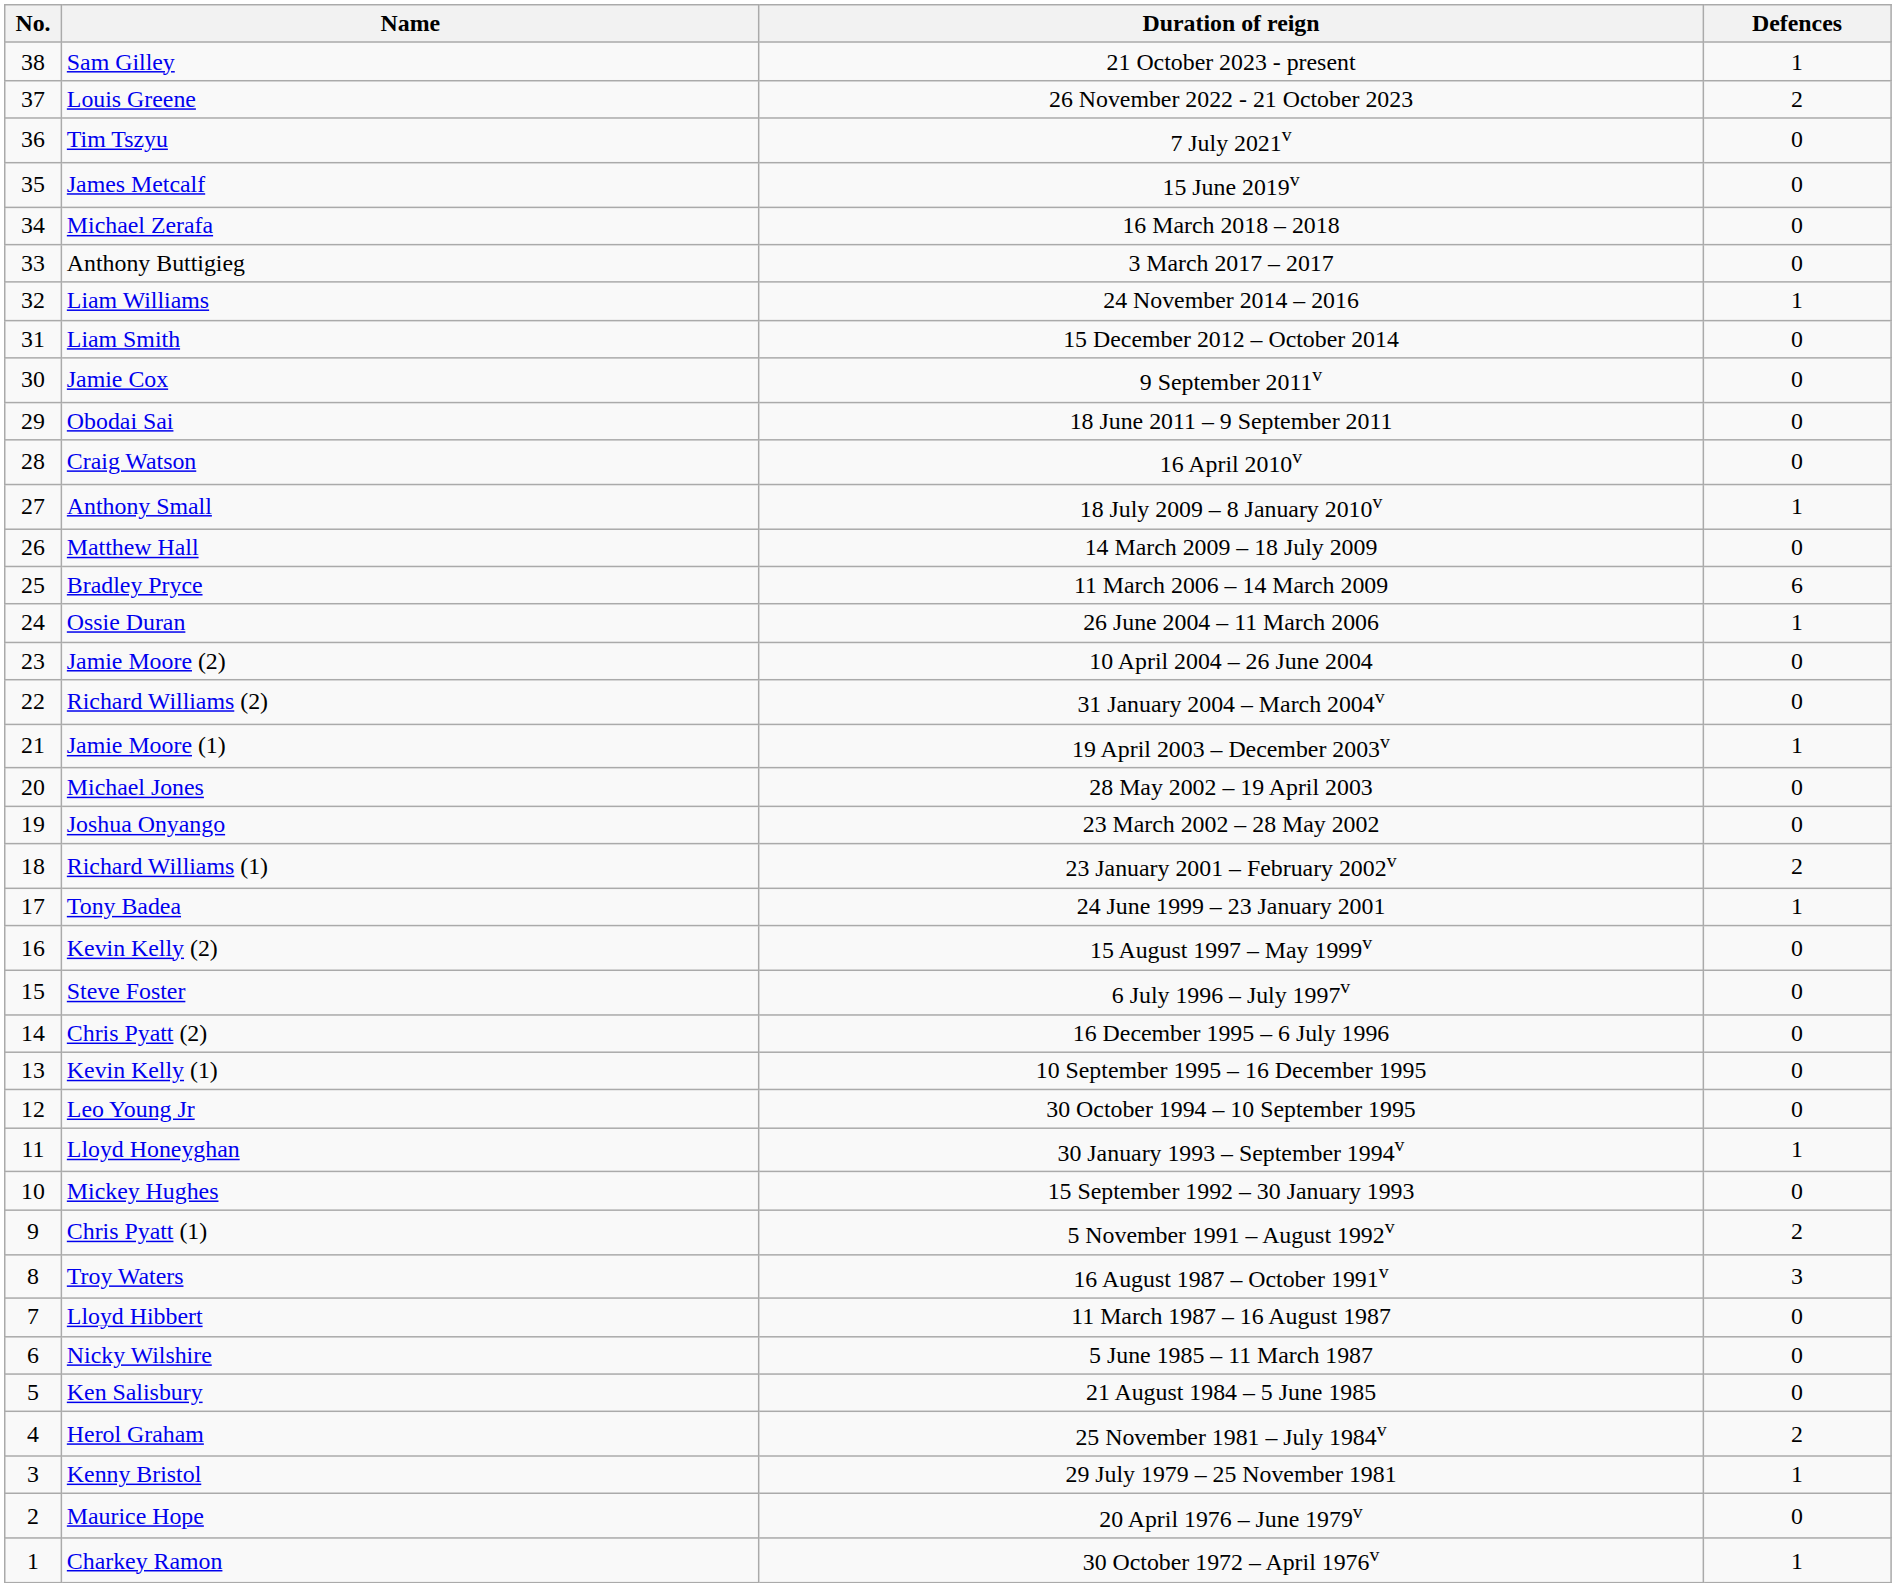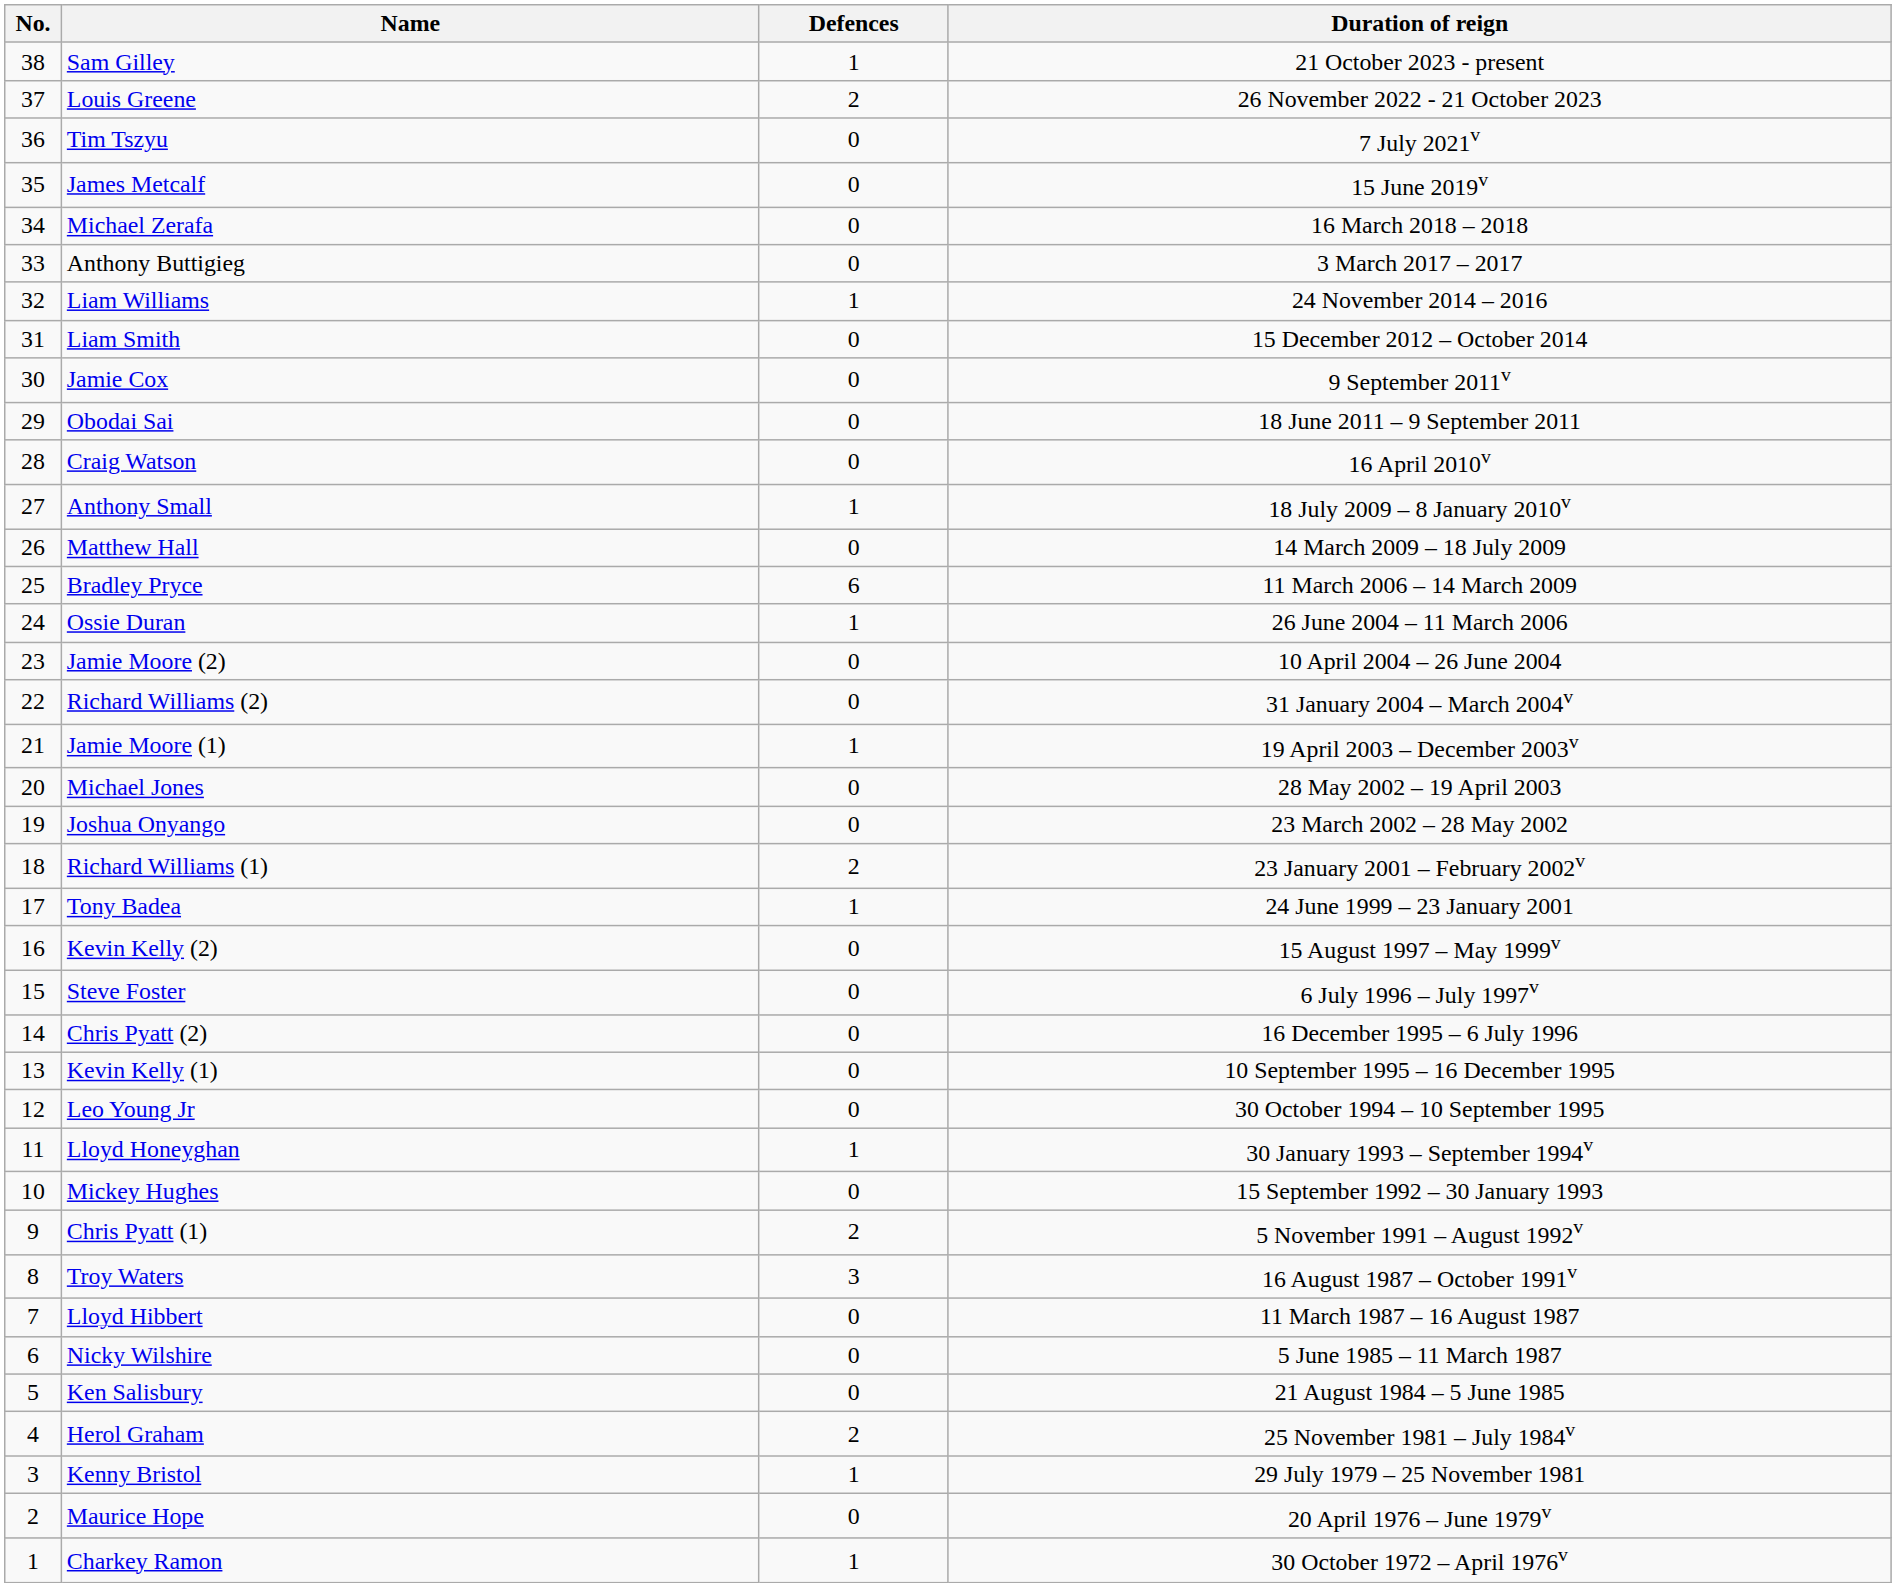columns swapped: (1231, 23) <-> (1797, 23)
